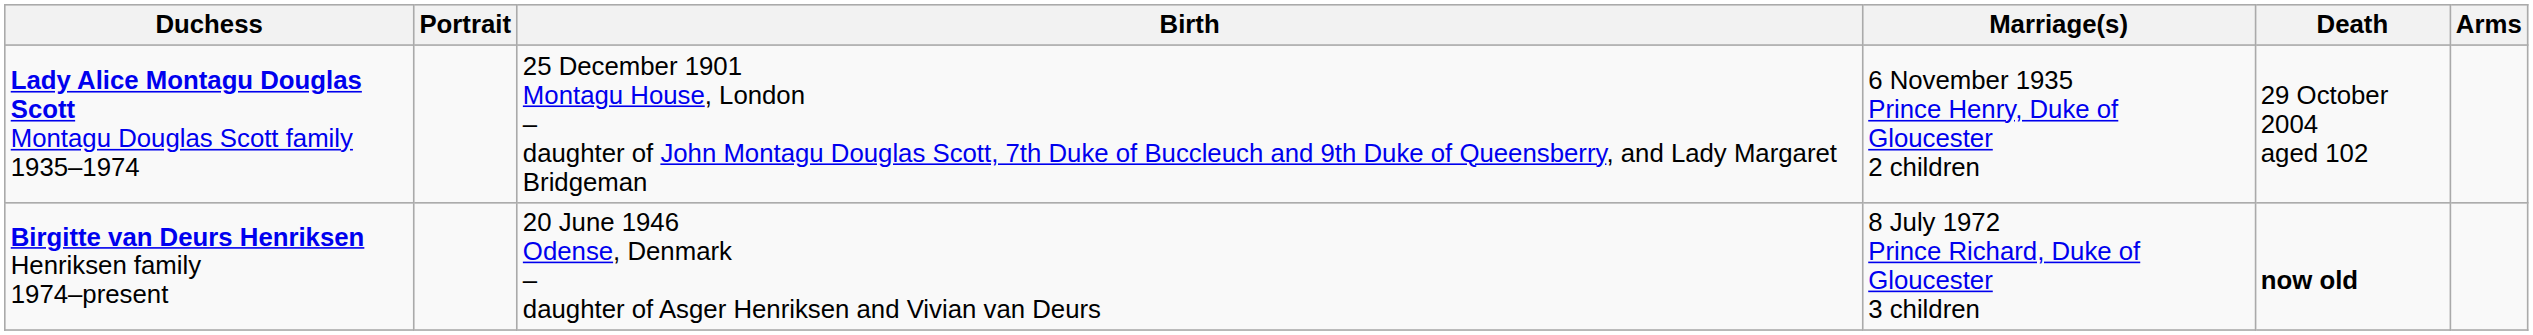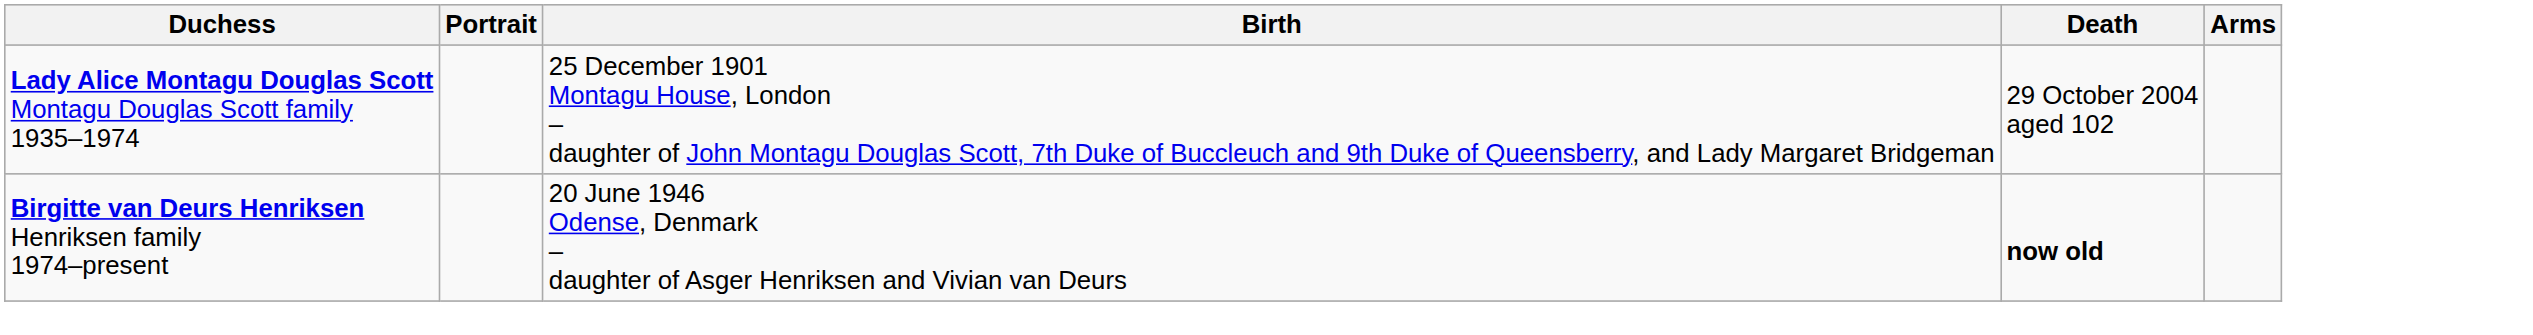- column: (2059, 24)
